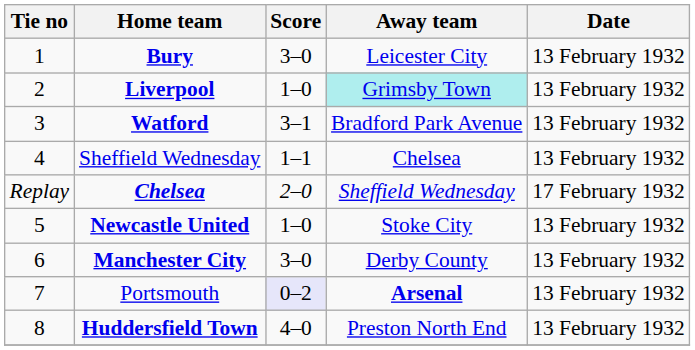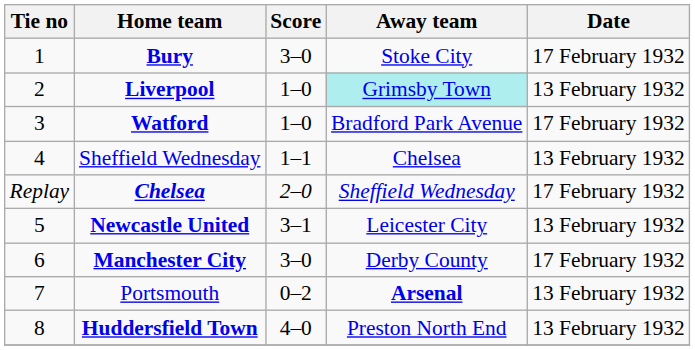(427, 55) Leicester City -> (427, 55) Stoke City
(608, 55) 13 February 1932 -> (608, 55) 17 February 1932
(296, 123) 3–1 -> (296, 123) 1–0
(608, 123) 13 February 1932 -> (608, 123) 17 February 1932
(296, 225) 1–0 -> (296, 225) 3–1
(427, 225) Stoke City -> (427, 225) Leicester City
(608, 259) 13 February 1932 -> (608, 259) 17 February 1932
(296, 293) lavender background -> (296, 293) no background
